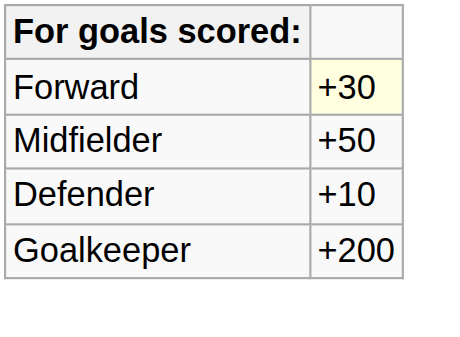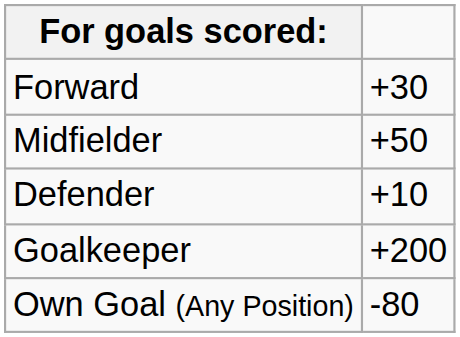(347, 86) lightyellow background -> (399, 86) no background
+ row: (183, 304)
